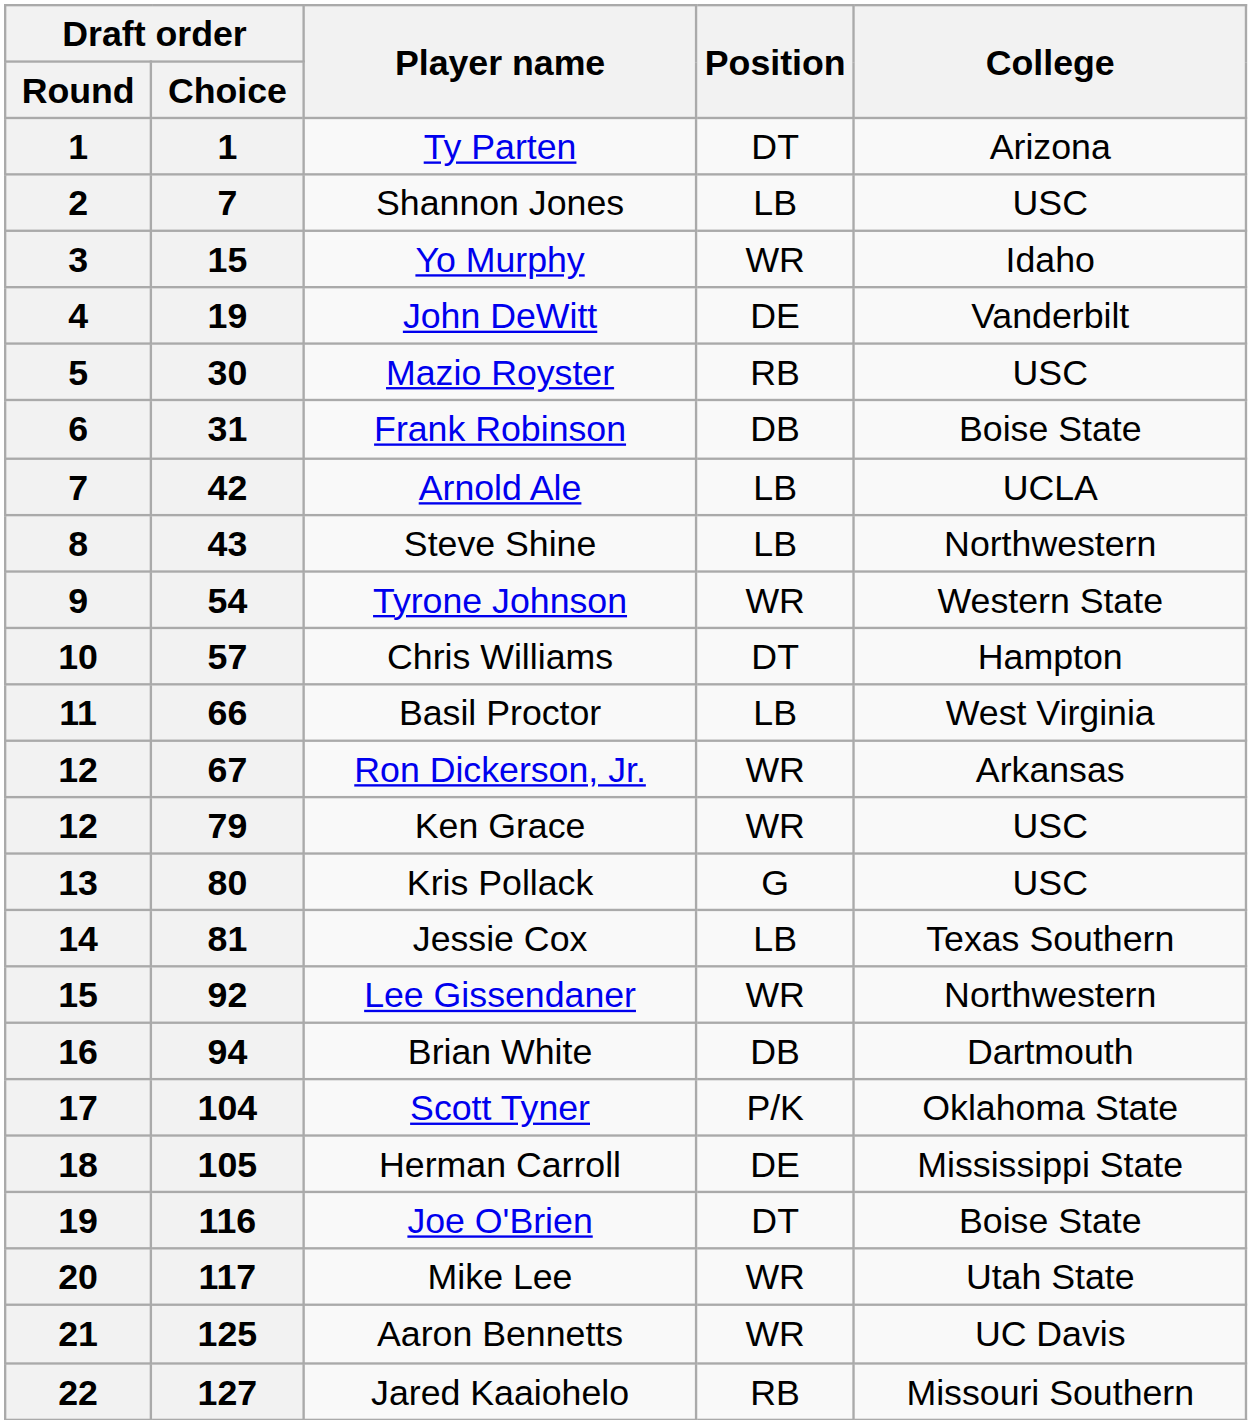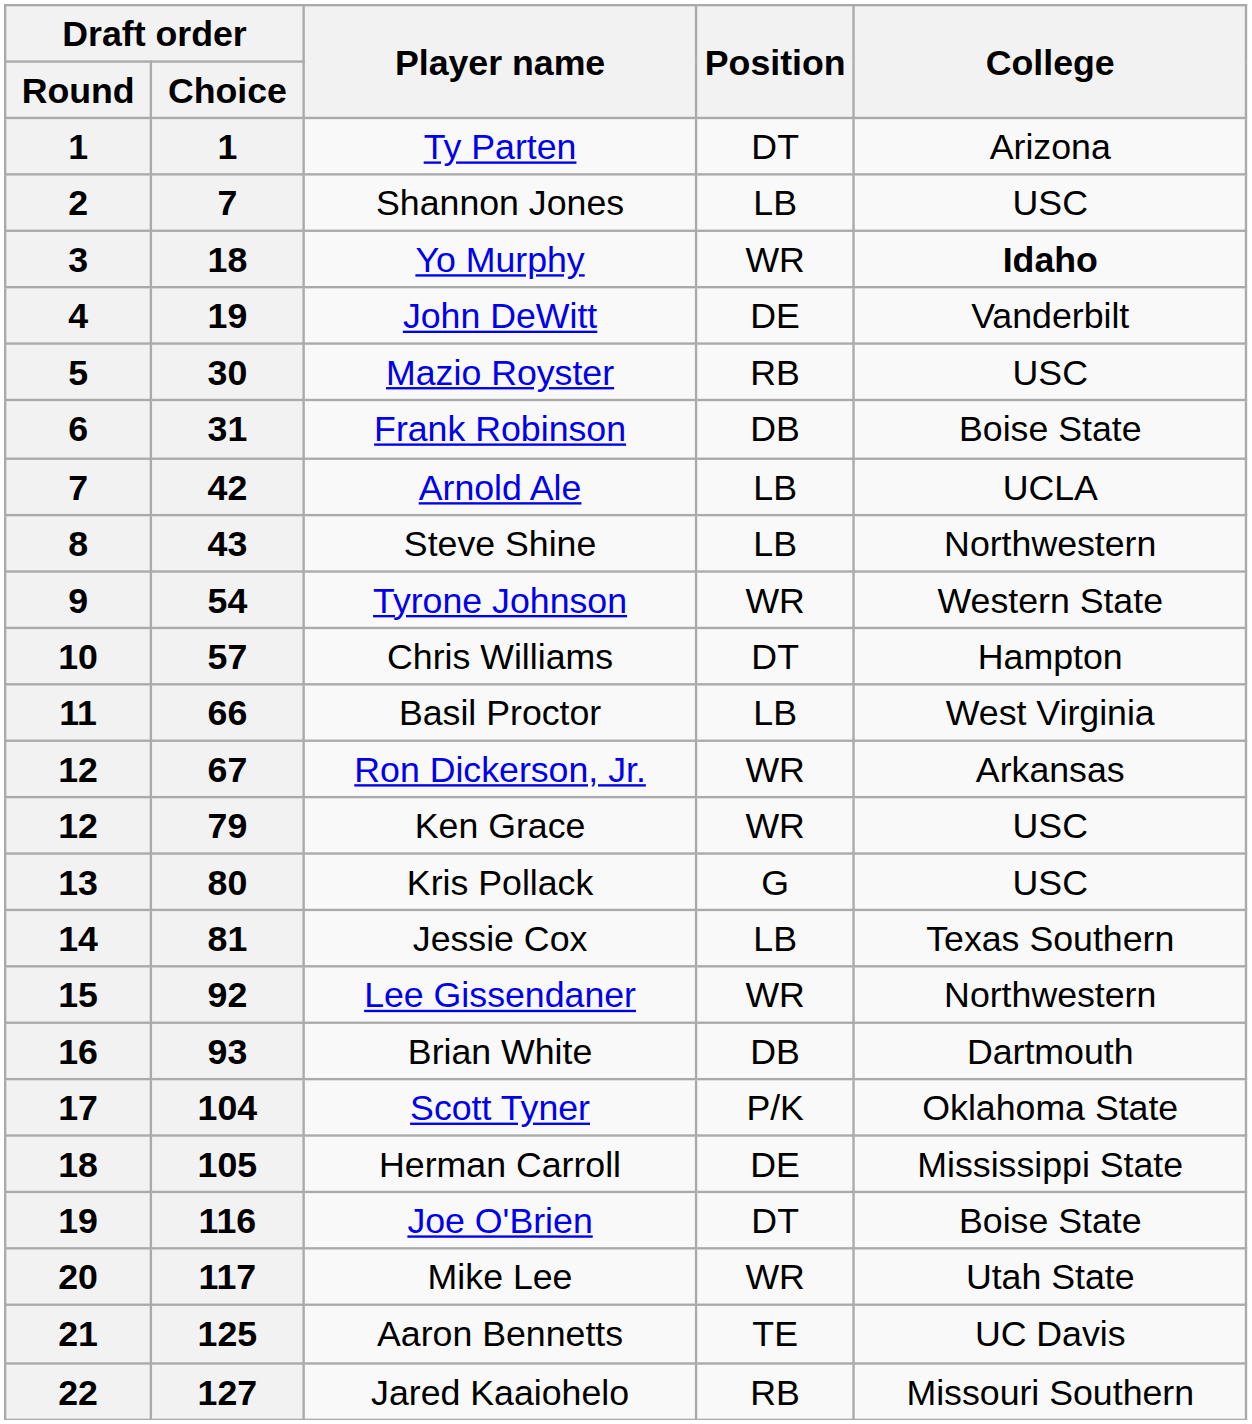(227, 260) 15 -> (227, 260) 18
(1050, 260) normal -> (1050, 260) bold
(227, 1051) 94 -> (227, 1051) 93
(775, 1334) WR -> (775, 1334) TE
